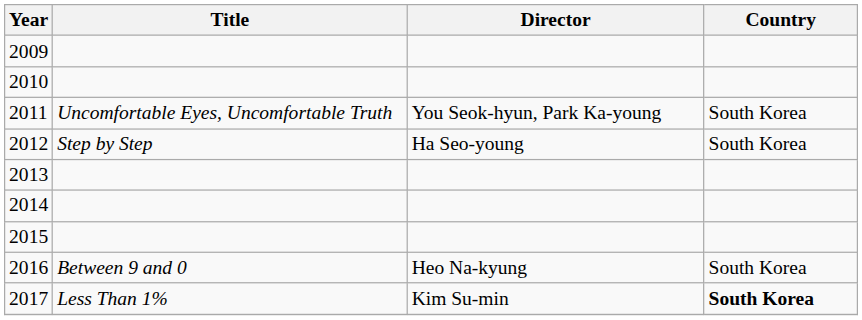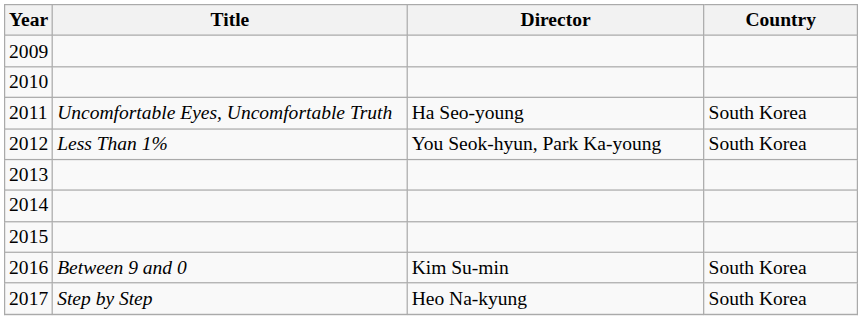(536, 112) You Seok-hyun, Park Ka-young -> (468, 112) Ha Seo-young
(105, 143) Step by Step -> (112, 143) Less Than 1%
(468, 143) Ha Seo-young -> (536, 143) You Seok-hyun, Park Ka-young
(469, 267) Heo Na-kyung -> (460, 267) Kim Su-min
(112, 298) Less Than 1% -> (105, 298) Step by Step
(460, 298) Kim Su-min -> (469, 298) Heo Na-kyung
(761, 298) bold -> (758, 298) normal
